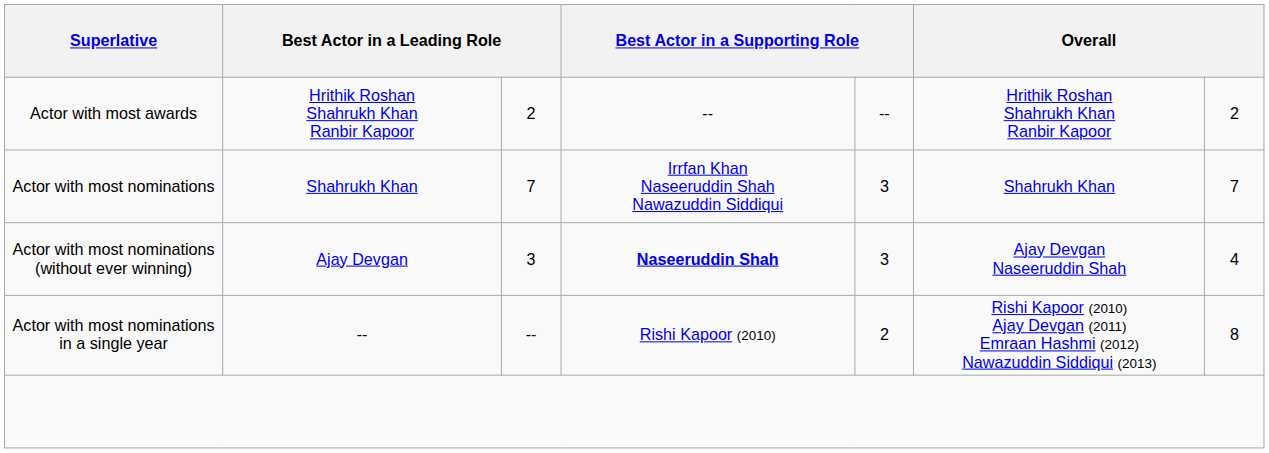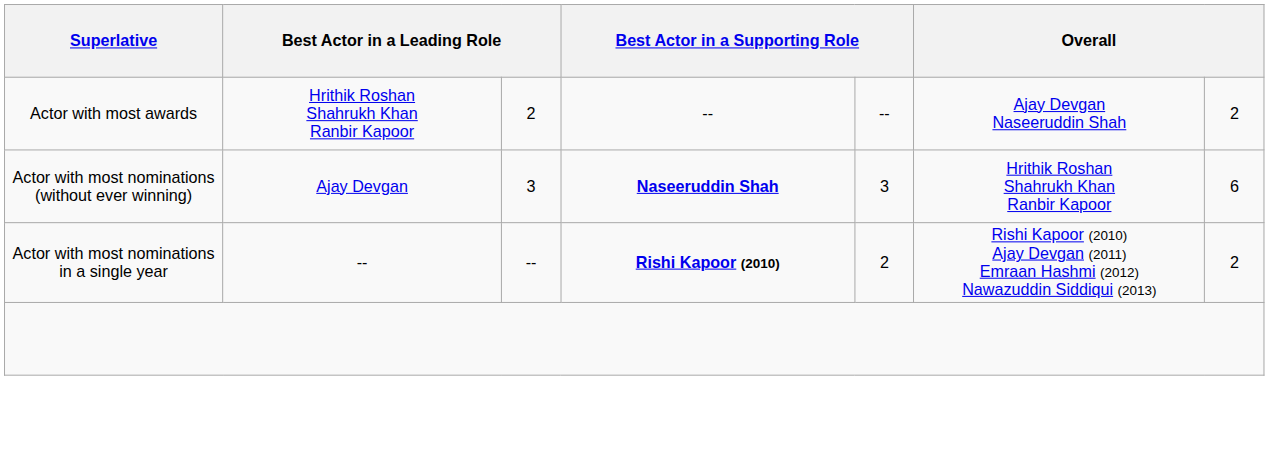(1059, 113) Hrithik Roshan Shahrukh Khan Ranbir Kapoor -> (1059, 113) Ajay Devgan Naseeruddin Shah
- row: (114, 186)
(1059, 259) Ajay Devgan Naseeruddin Shah -> (1059, 186) Hrithik Roshan Shahrukh Khan Ranbir Kapoor
(1234, 259) 4 -> (1234, 186) 6
(708, 335) normal -> (708, 262) bold
(1234, 335) 8 -> (1234, 262) 2
